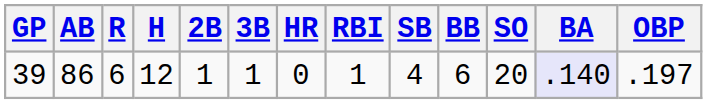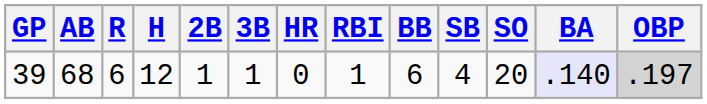columns swapped: (415, 29) <-> (463, 29)
(77, 75) 86 -> (77, 75) 68
(659, 75) no background -> (659, 75) lightgrey background
